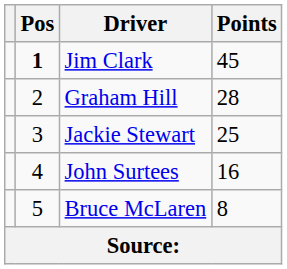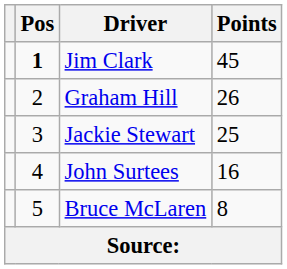(228, 97) 28 -> (228, 97) 26
